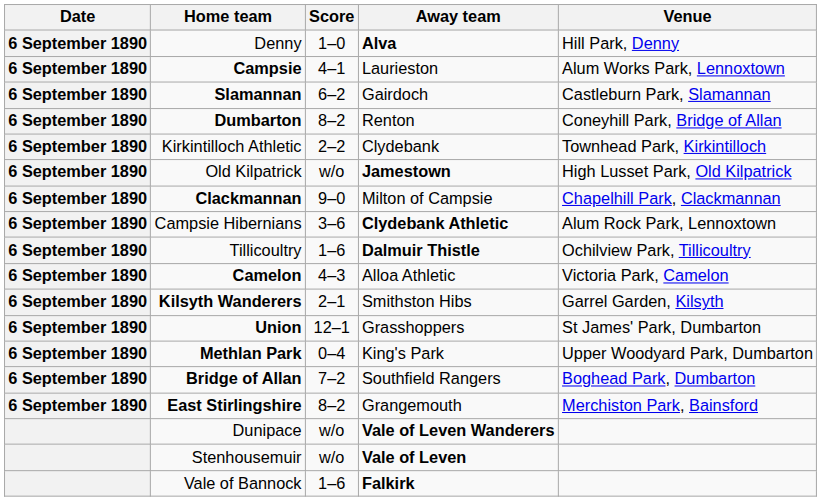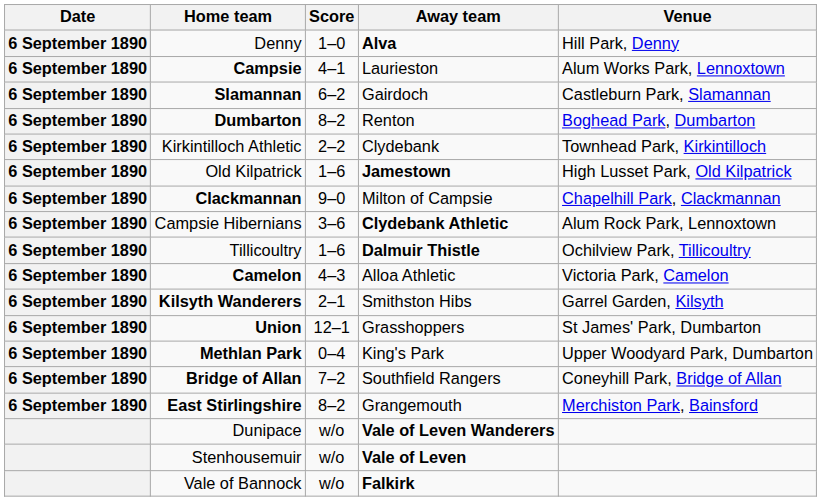(672, 120) Coneyhill Park, Bridge of Allan -> (659, 120) Boghead Park, Dumbarton
(332, 172) w/o -> (332, 172) 1–6
(659, 379) Boghead Park, Dumbarton -> (672, 379) Coneyhill Park, Bridge of Allan
(332, 483) 1–6 -> (332, 483) w/o
